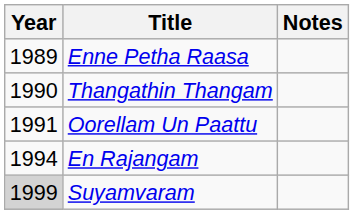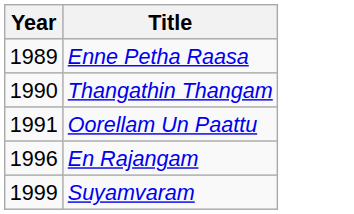- column: (313, 22)
(34, 159) 1994 -> (34, 159) 1996
(34, 193) lightgrey background -> (34, 193) no background
